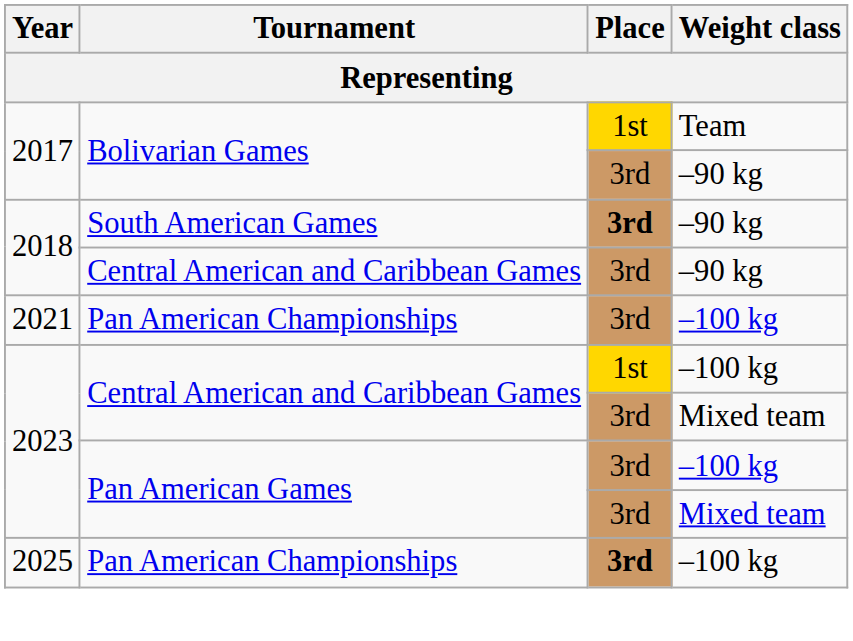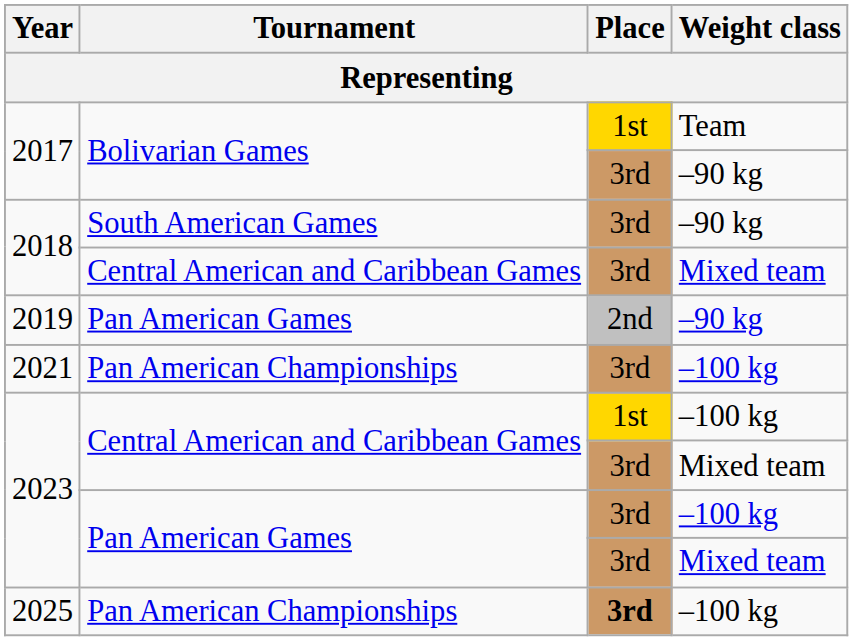(630, 222) bold -> (630, 222) normal
(721, 271) –90 kg -> (752, 271) Mixed team
+ row: (43, 319)
